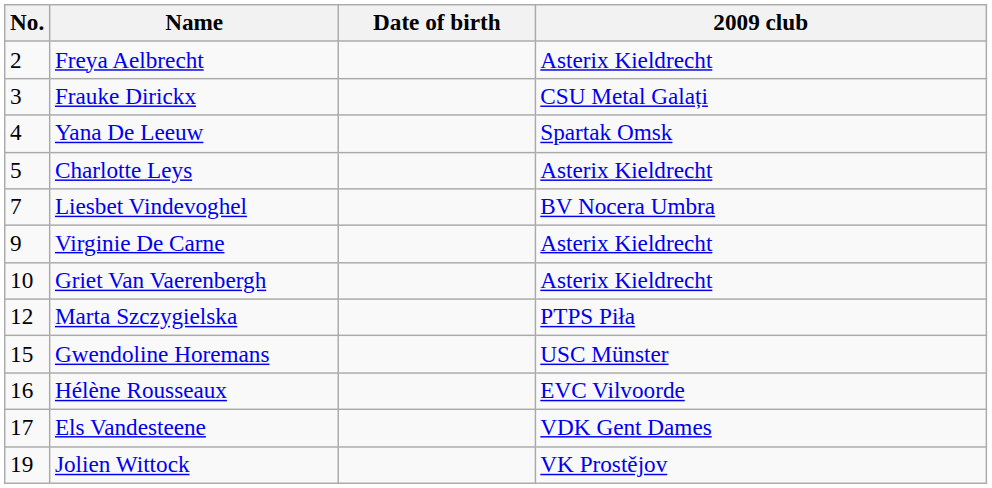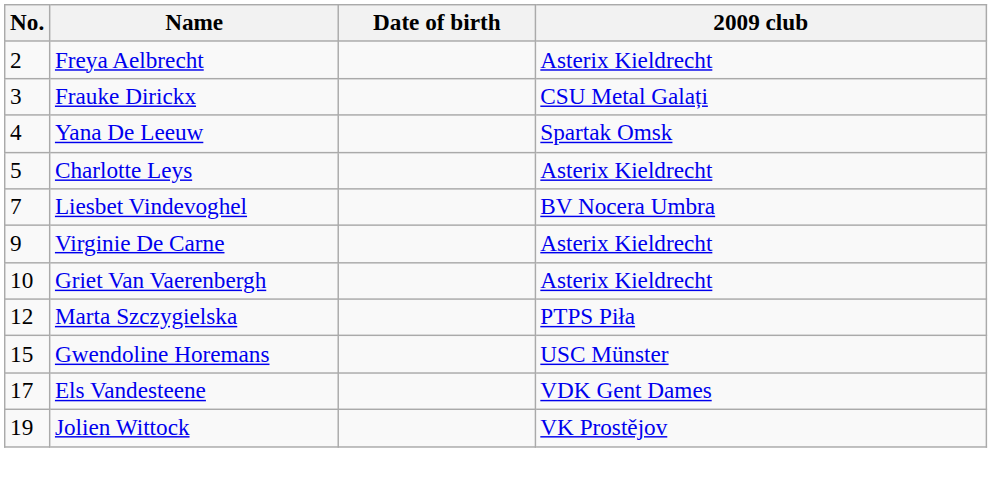- row: (141, 390)
